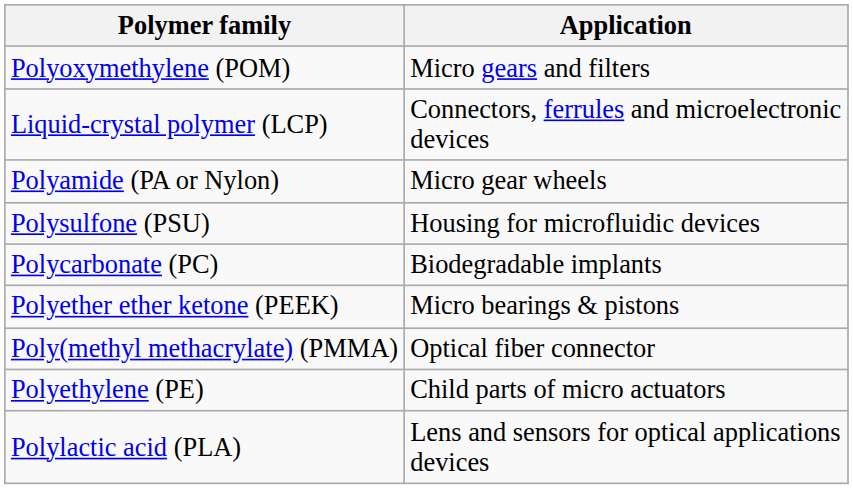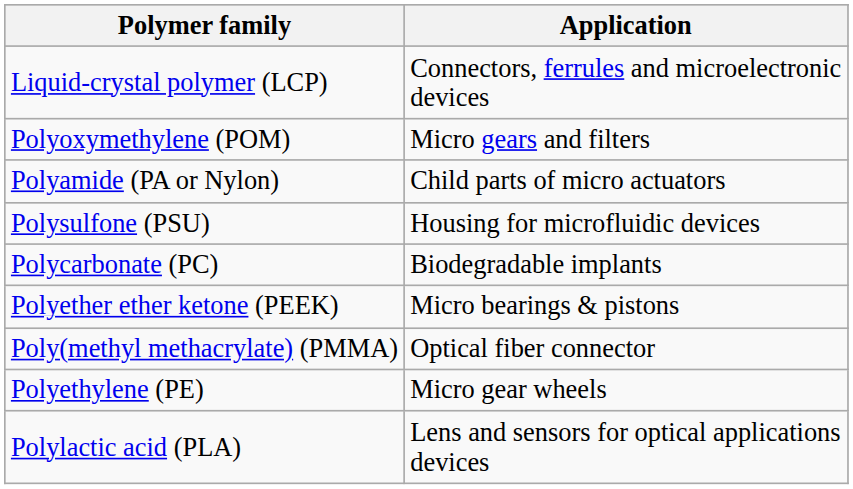rows swapped: (151, 67) <-> (169, 124)
(508, 180) Micro gear wheels -> (568, 180) Child parts of micro actuators
(568, 390) Child parts of micro actuators -> (508, 390) Micro gear wheels
